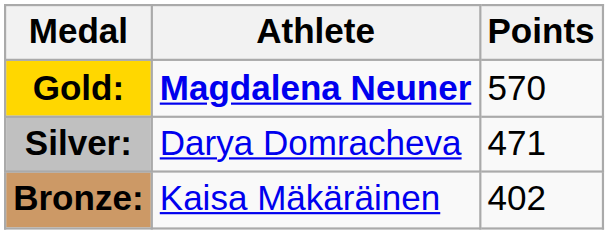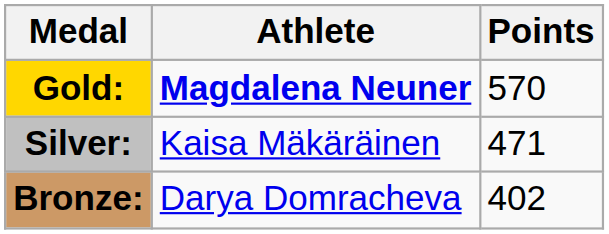(311, 143) Darya Domracheva -> (300, 143) Kaisa Mäkäräinen
(300, 198) Kaisa Mäkäräinen -> (311, 198) Darya Domracheva
